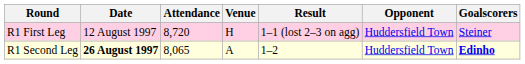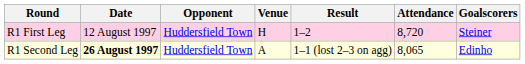columns swapped: (409, 13) <-> (192, 13)
(310, 31) 1–1 (lost 2–3 on agg) -> (302, 31) 1–2
(269, 50) 1–2 -> (343, 50) 1–1 (lost 2–3 on agg)
(477, 50) bold -> (476, 50) normal
